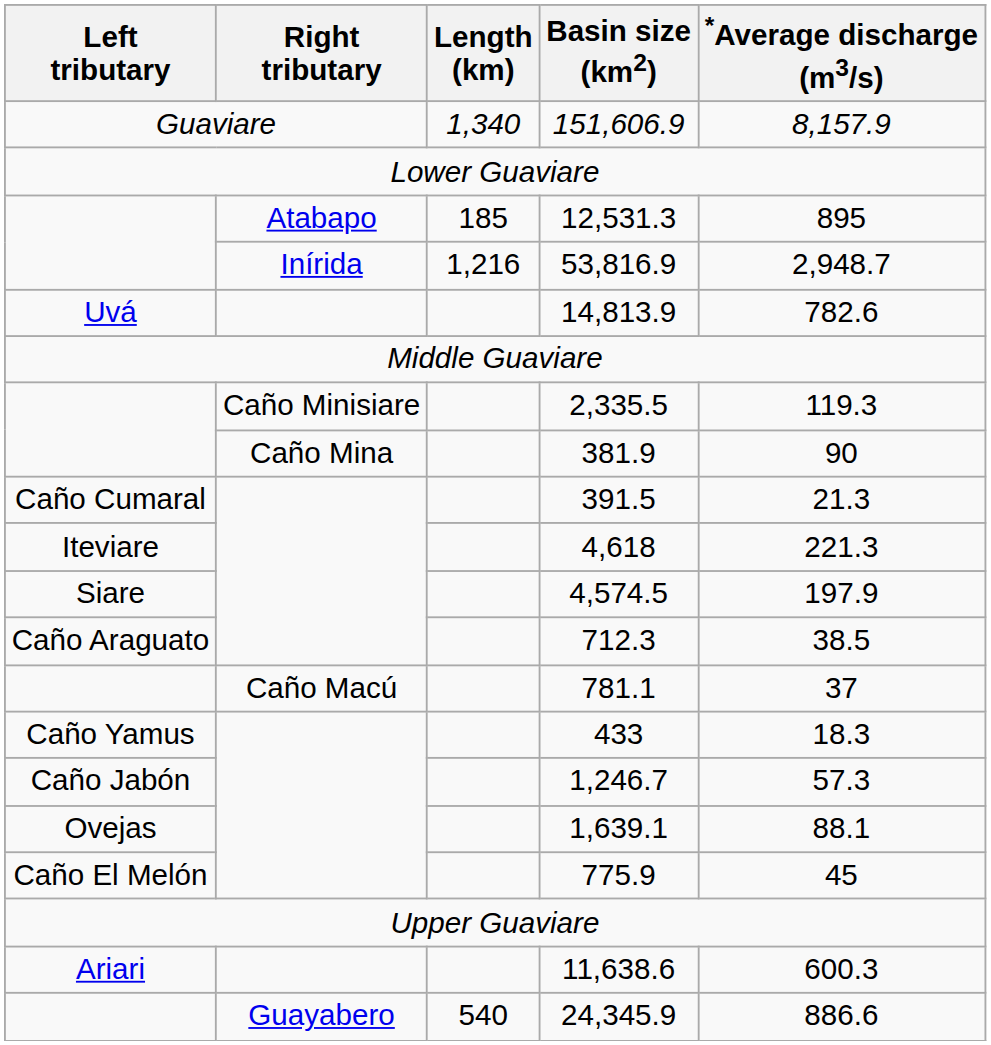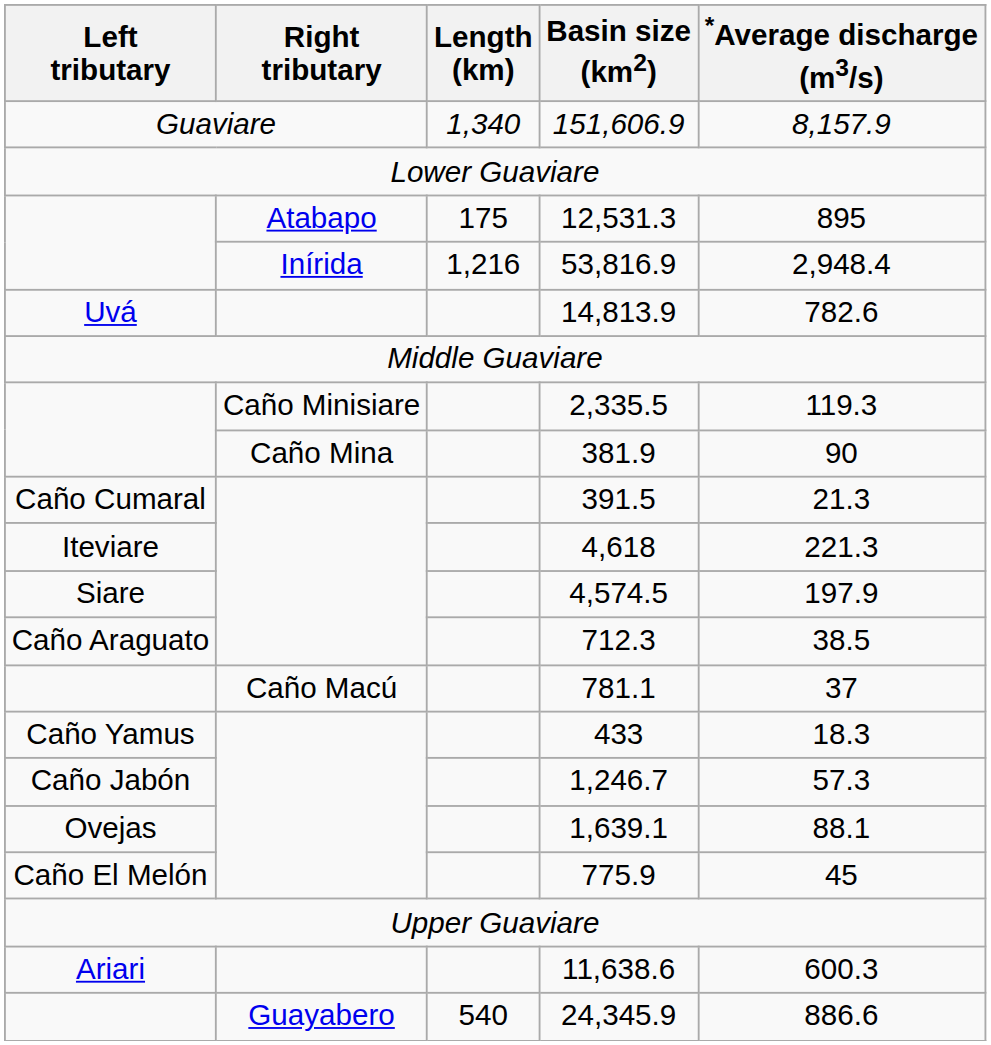(483, 218) 185 -> (483, 218) 175
(841, 265) 2,948.7 -> (841, 265) 2,948.4
